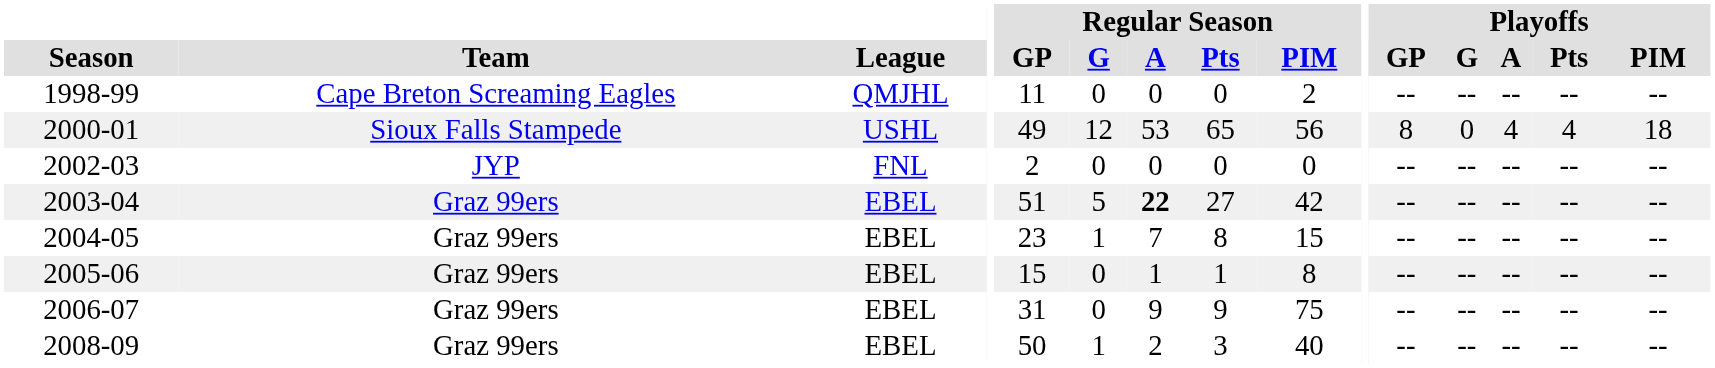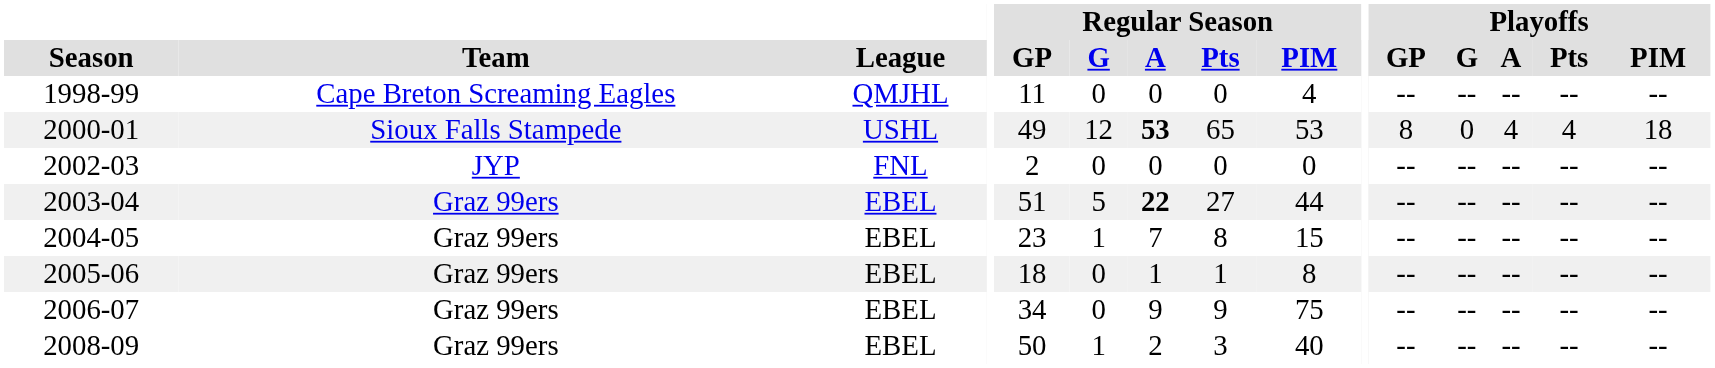(1309, 93) 2 -> (1309, 93) 4
(1155, 129) normal -> (1155, 129) bold
(1309, 129) 56 -> (1309, 129) 53
(1309, 201) 42 -> (1309, 201) 44
(1032, 273) 15 -> (1032, 273) 18
(1032, 309) 31 -> (1032, 309) 34
